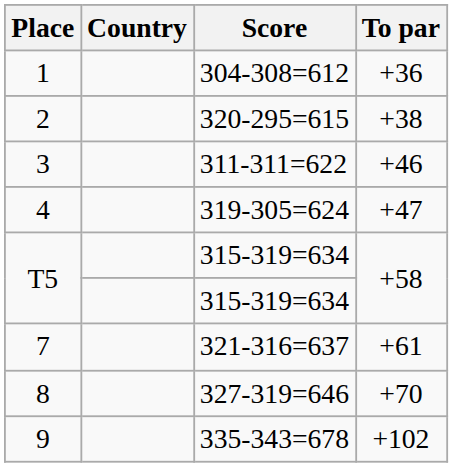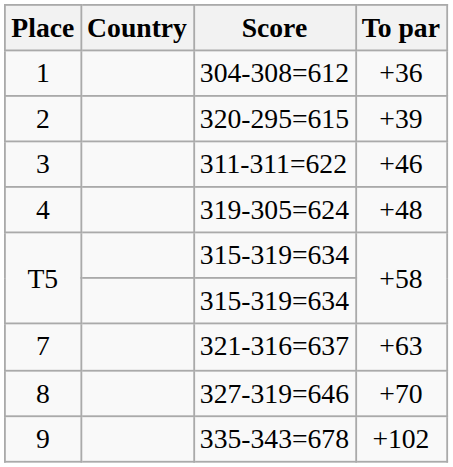(401, 118) +38 -> (401, 118) +39
(401, 209) +47 -> (401, 209) +48
(401, 346) +61 -> (401, 346) +63
